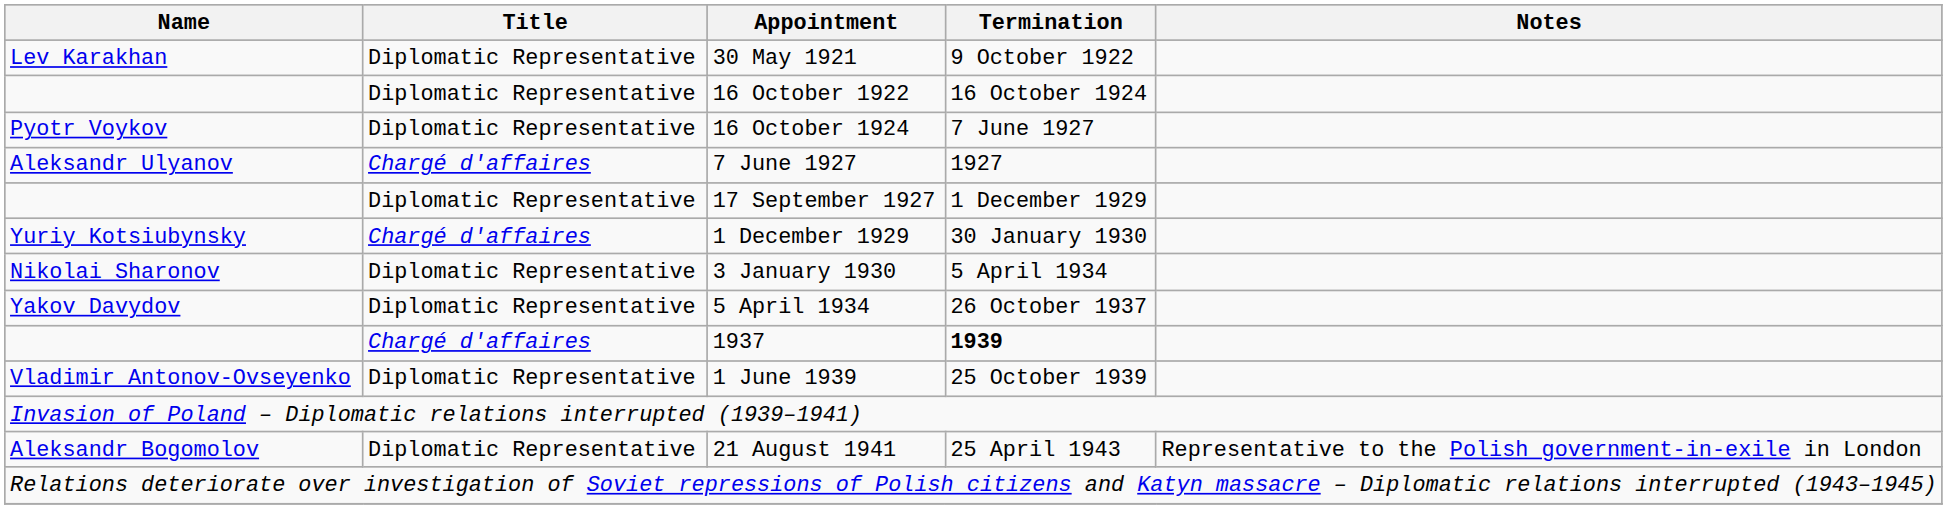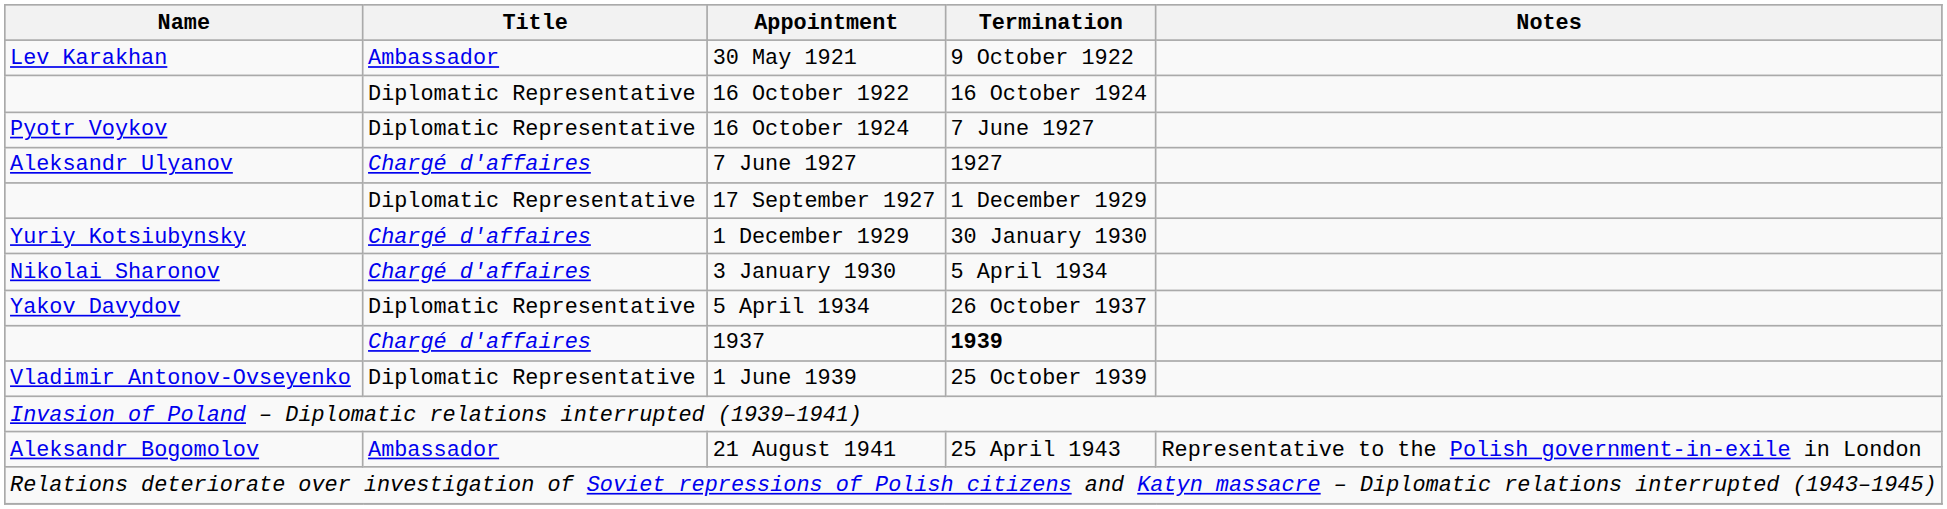(532, 58) Diplomatic Representative -> (434, 58) Ambassador
(532, 272) Diplomatic Representative -> (479, 272) Chargé d'affaires
(532, 450) Diplomatic Representative -> (434, 450) Ambassador
